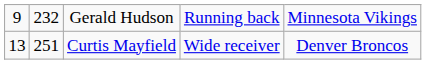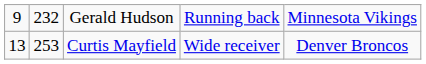(46, 45) 251 -> (46, 45) 253
